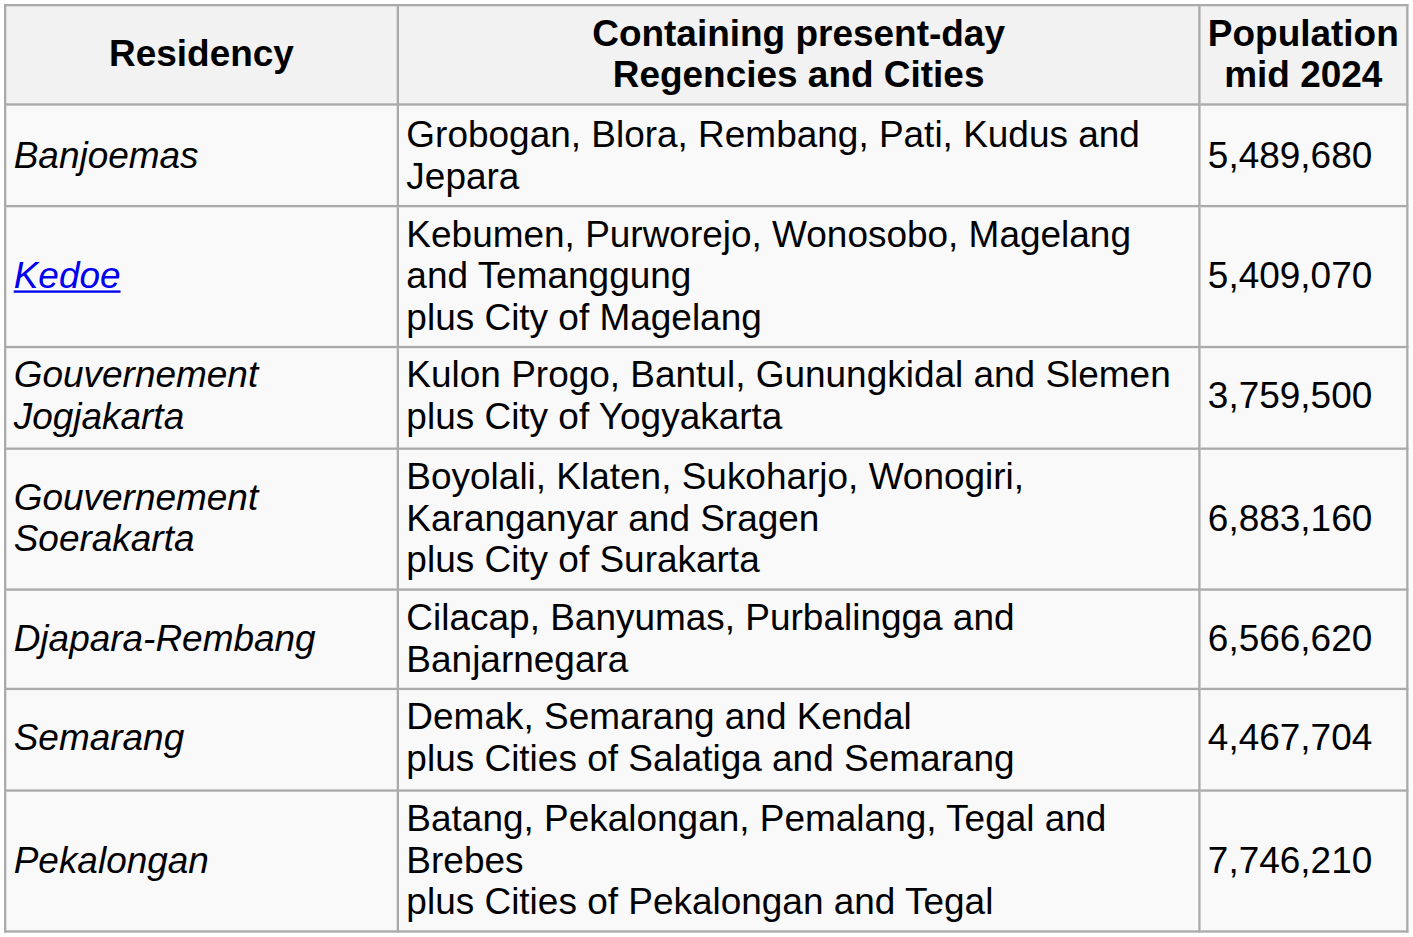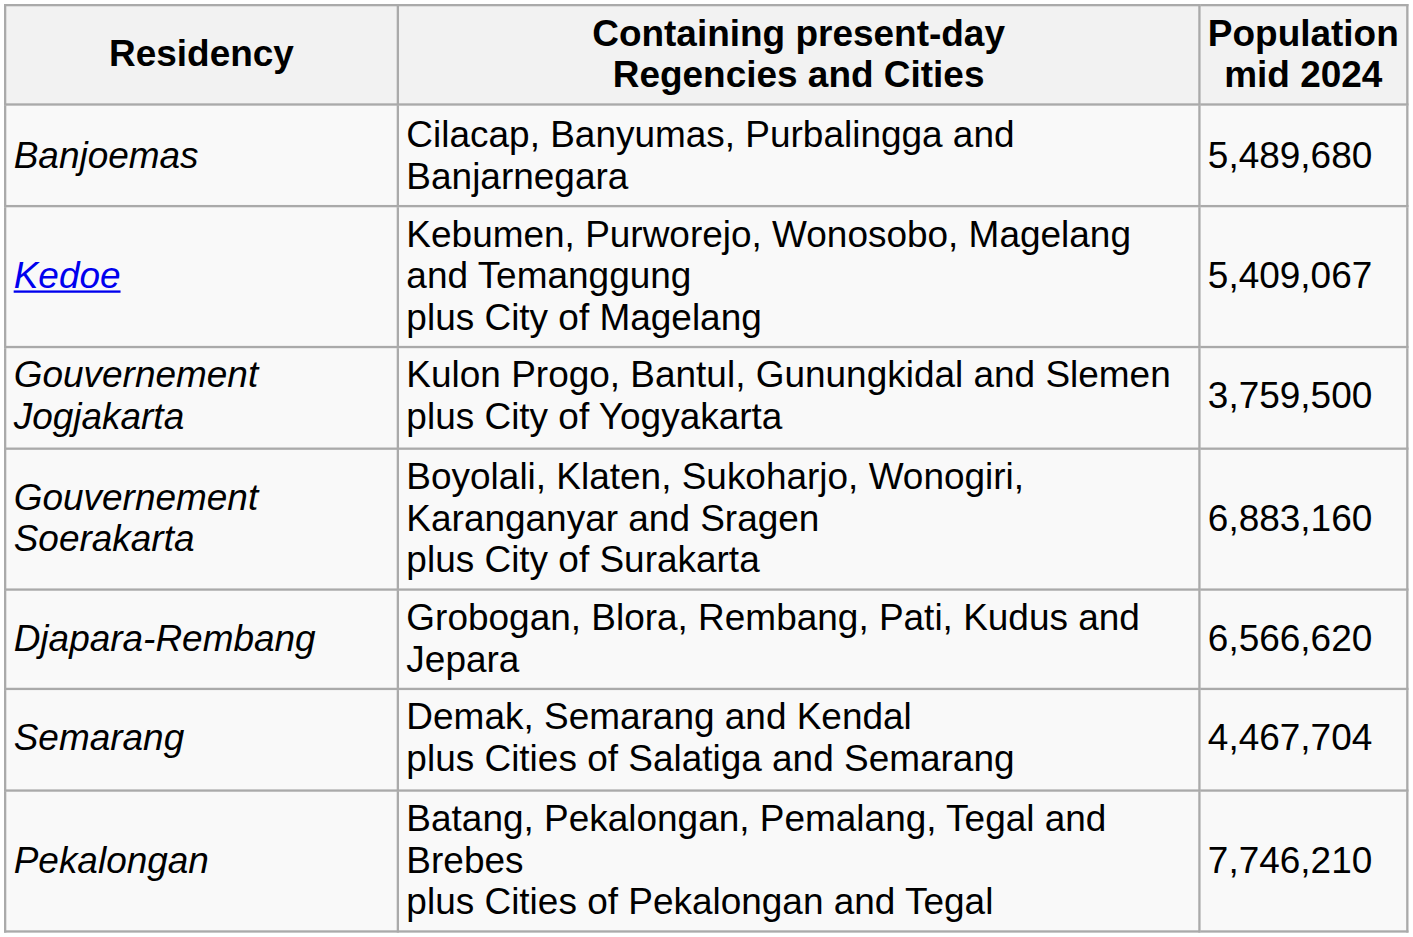(773, 154) Grobogan, Blora, Rembang, Pati, Kudus and Jepara -> (710, 154) Cilacap, Banyumas, Purbalingga and Banjarnegara
(1290, 275) 5,409,070 -> (1290, 275) 5,409,067
(710, 638) Cilacap, Banyumas, Purbalingga and Banjarnegara -> (773, 638) Grobogan, Blora, Rembang, Pati, Kudus and Jepara
